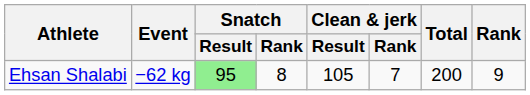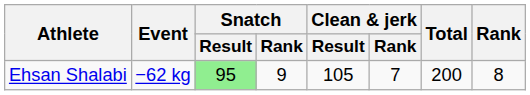(282, 76) 8 -> (282, 76) 9
(499, 76) 9 -> (499, 76) 8
